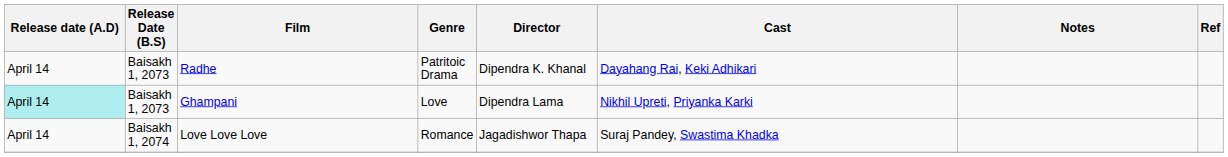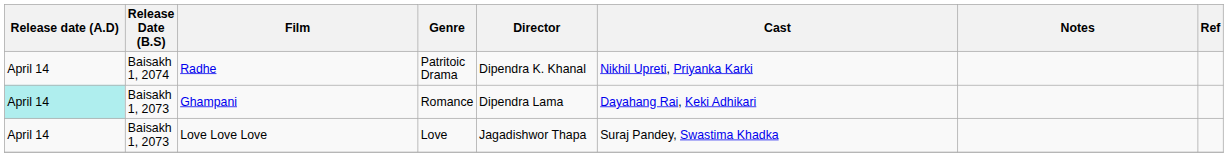(150, 68) Baisakh 1, 2073 -> (150, 68) Baisakh 1, 2074
(678, 68) Dayahang Rai, Keki Adhikari -> (676, 68) Nikhil Upreti, Priyanka Karki
(434, 101) Love -> (447, 101) Romance
(676, 101) Nikhil Upreti, Priyanka Karki -> (678, 101) Dayahang Rai, Keki Adhikari
(150, 135) Baisakh 1, 2074 -> (150, 135) Baisakh 1, 2073
(447, 135) Romance -> (434, 135) Love
